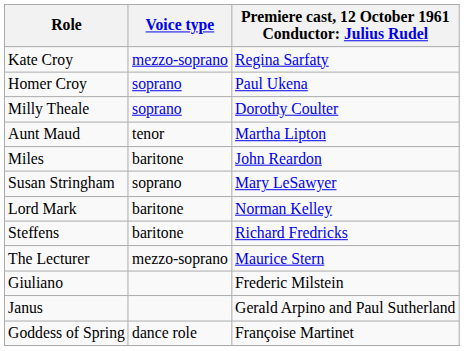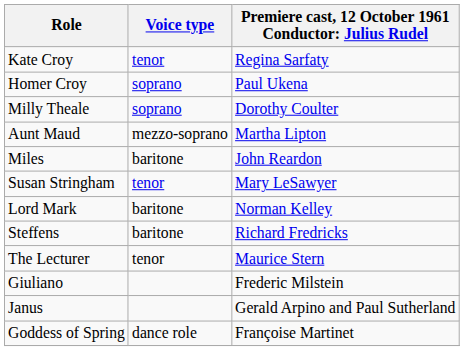(180, 59) mezzo-soprano -> (148, 59) tenor
(148, 134) tenor -> (180, 134) mezzo-soprano
(157, 183) soprano -> (148, 183) tenor
(180, 258) mezzo-soprano -> (148, 258) tenor
